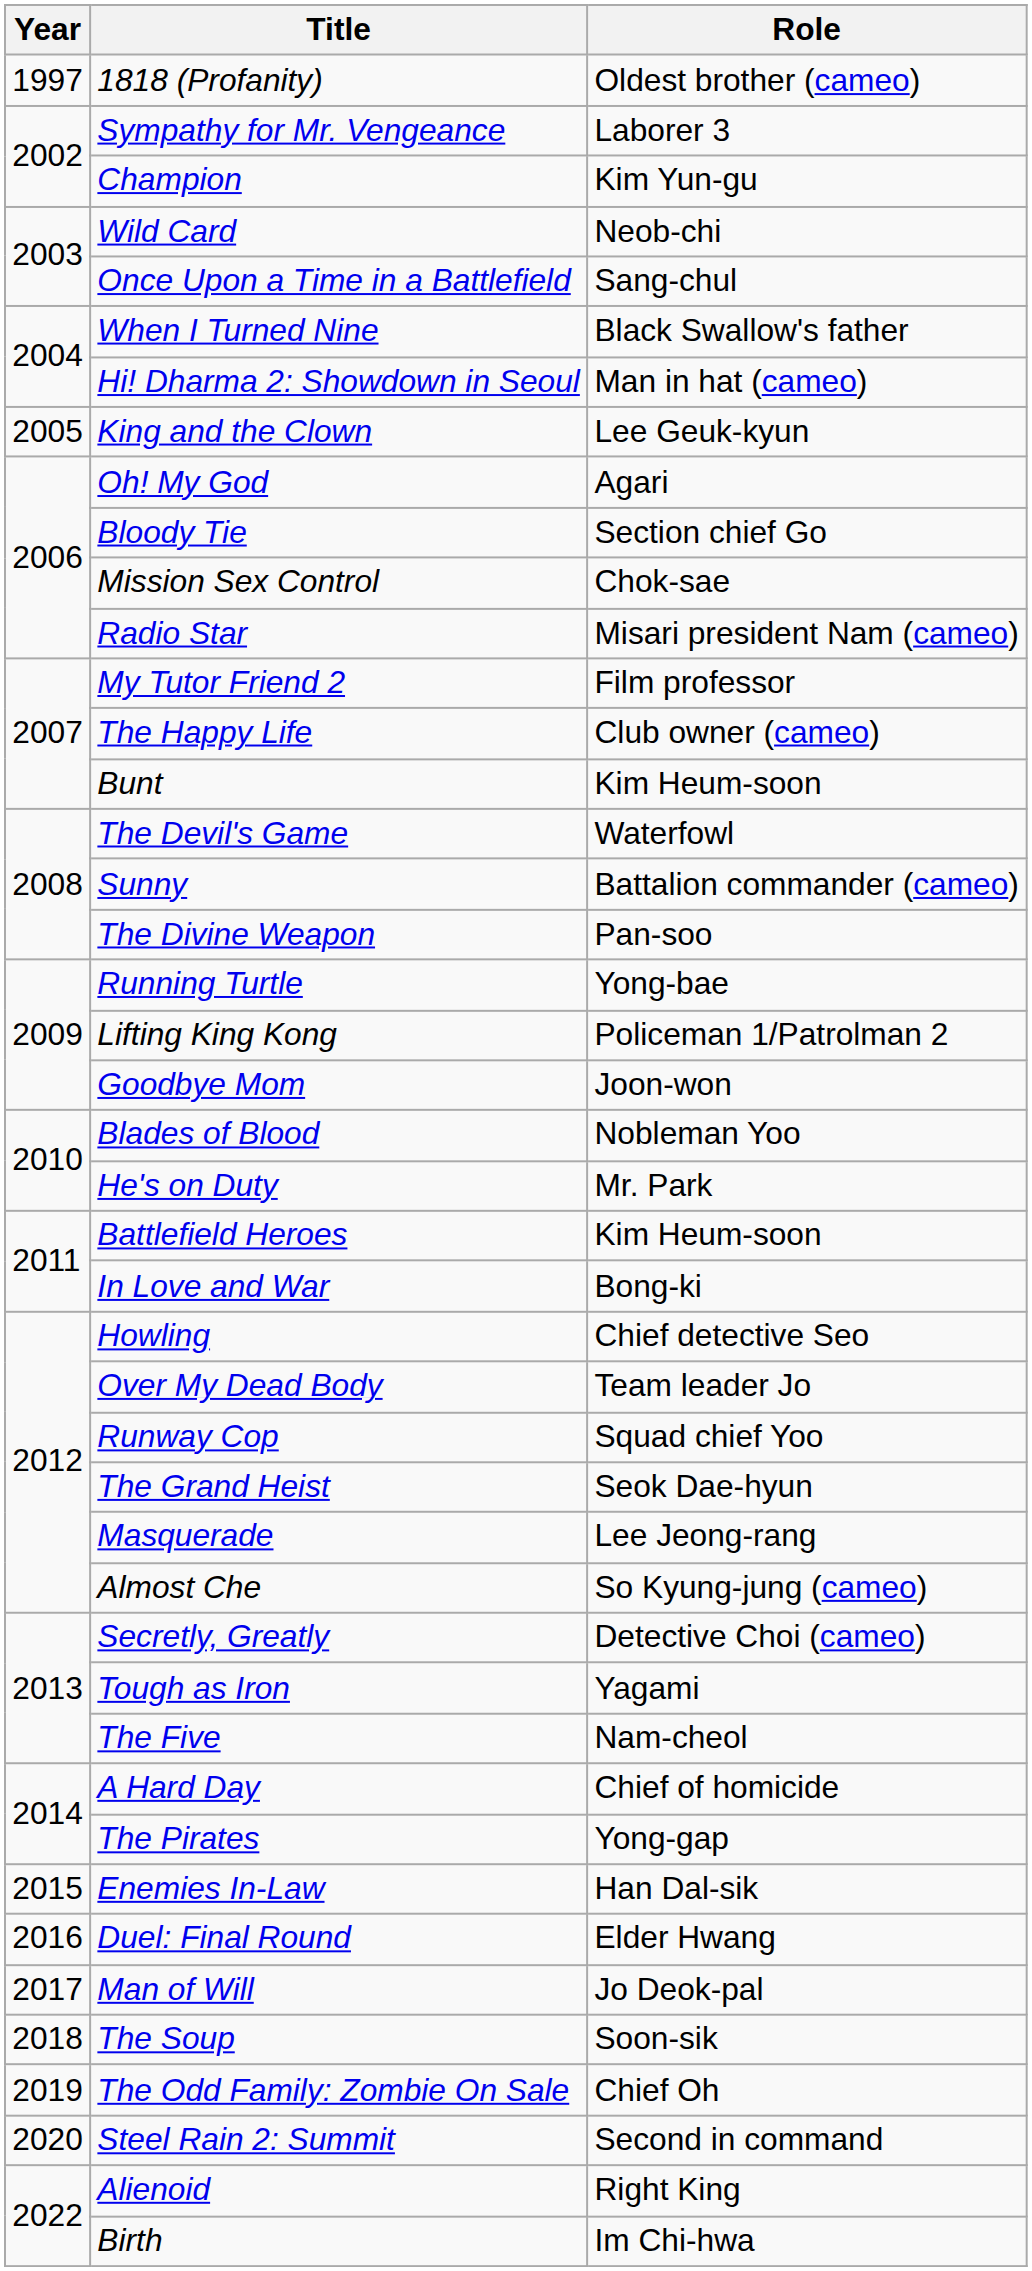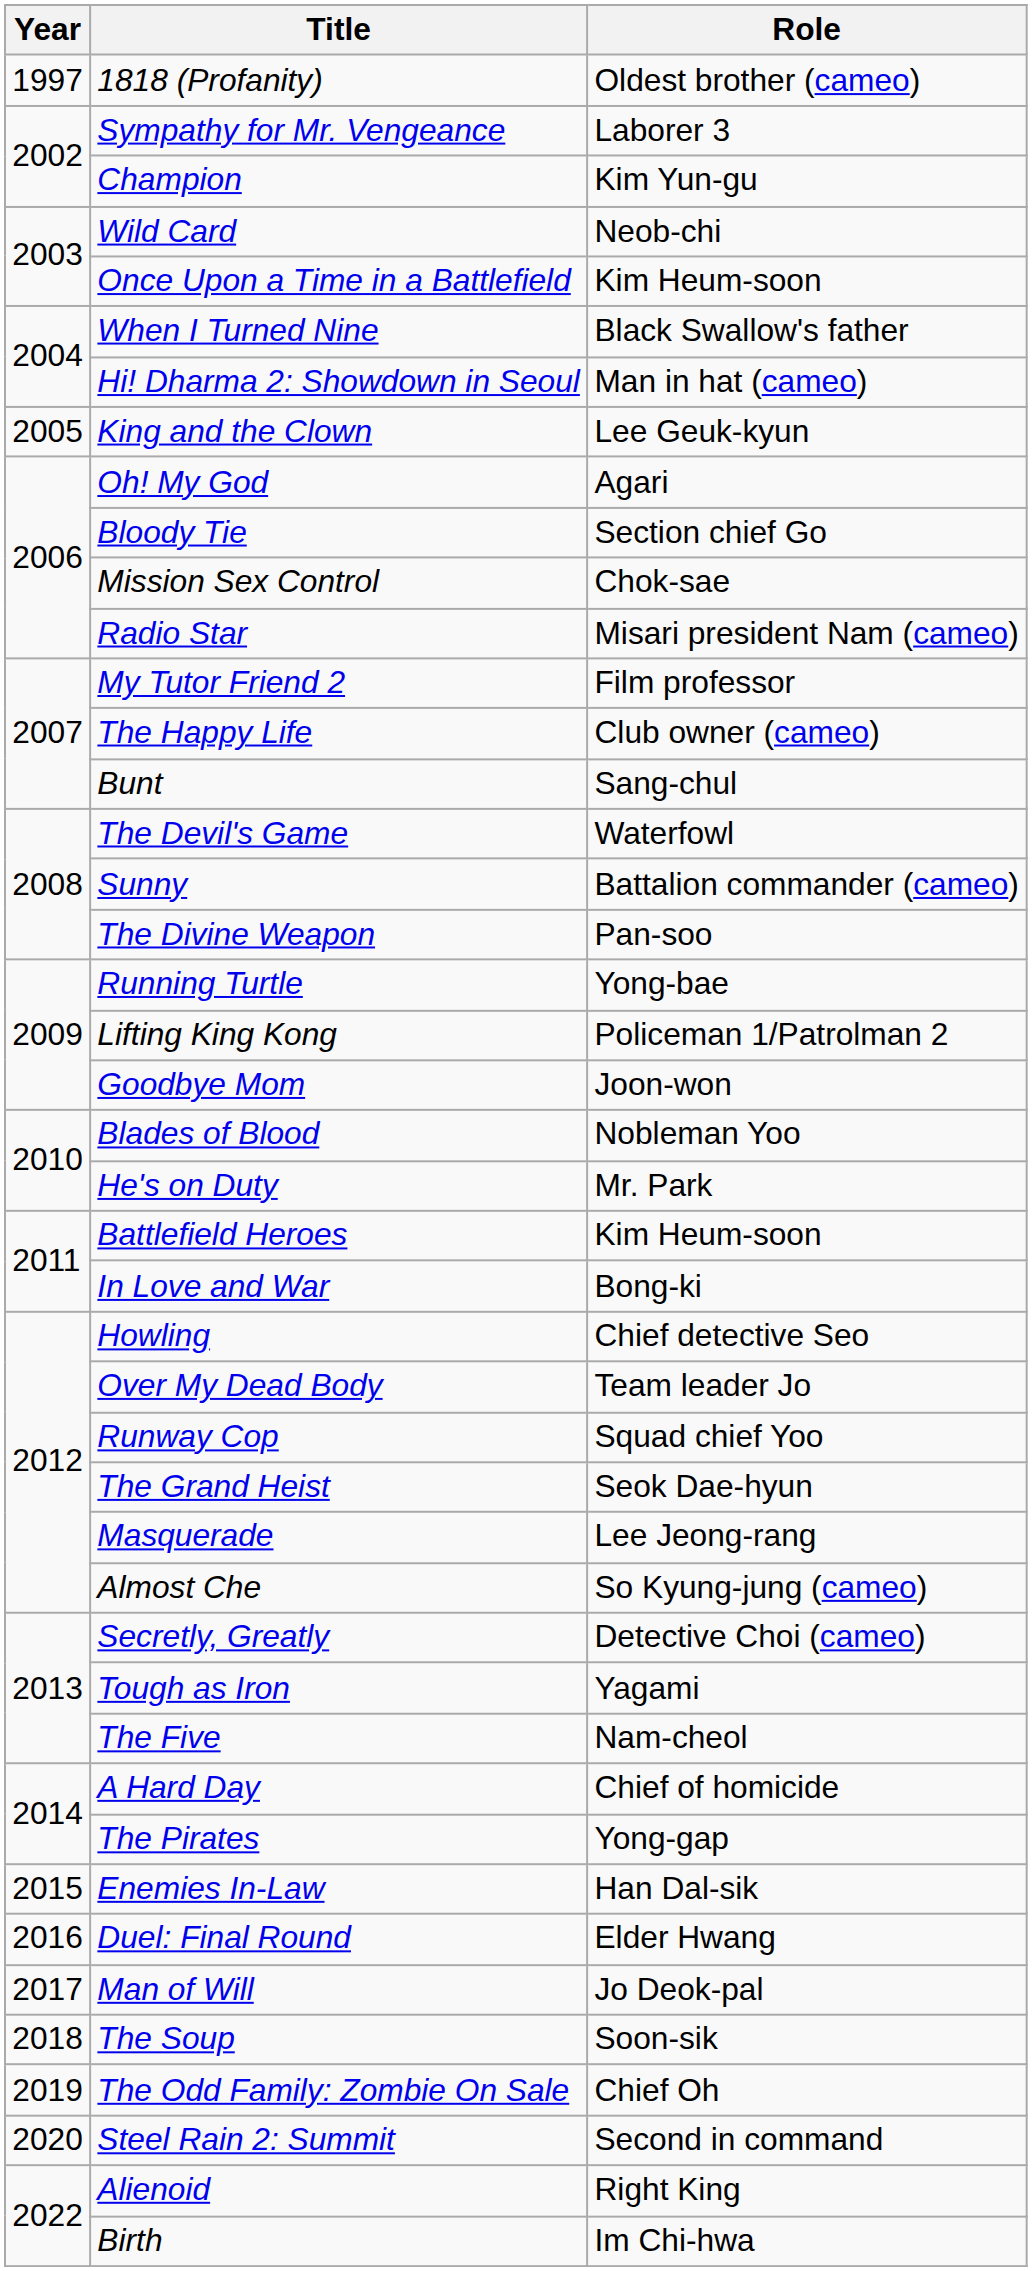(666, 280) Sang-chul -> (708, 280) Kim Heum-soon
(708, 783) Kim Heum-soon -> (666, 783) Sang-chul
